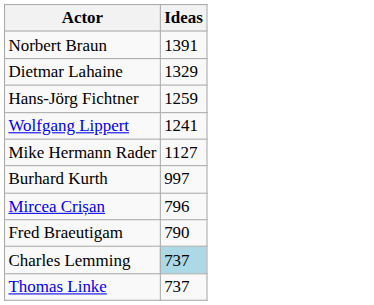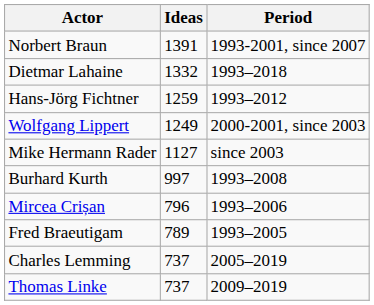+ column: (288, 17)
(181, 71) 1329 -> (181, 71) 1332
(181, 125) 1241 -> (181, 125) 1249
(177, 233) 790 -> (177, 233) 789
(177, 260) lightblue background -> (177, 260) no background
